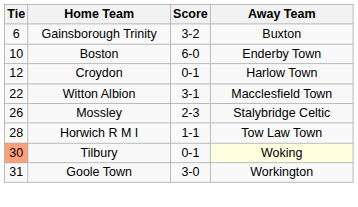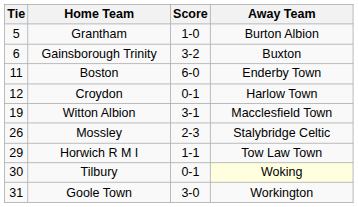+ row: (99, 34)
(16, 53) 10 -> (16, 73) 11
(16, 93) 22 -> (16, 113) 19
(16, 133) 28 -> (16, 152) 29
(16, 152) lightsalmon background -> (16, 172) no background
